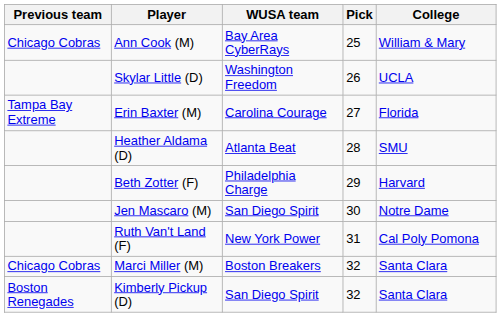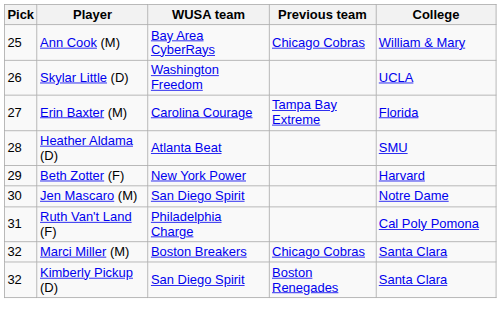columns swapped: (359, 14) <-> (58, 14)
(260, 183) Philadelphia Charge -> (198, 175) New York Power
(273, 238) New York Power -> (186, 224) Philadelphia Charge
